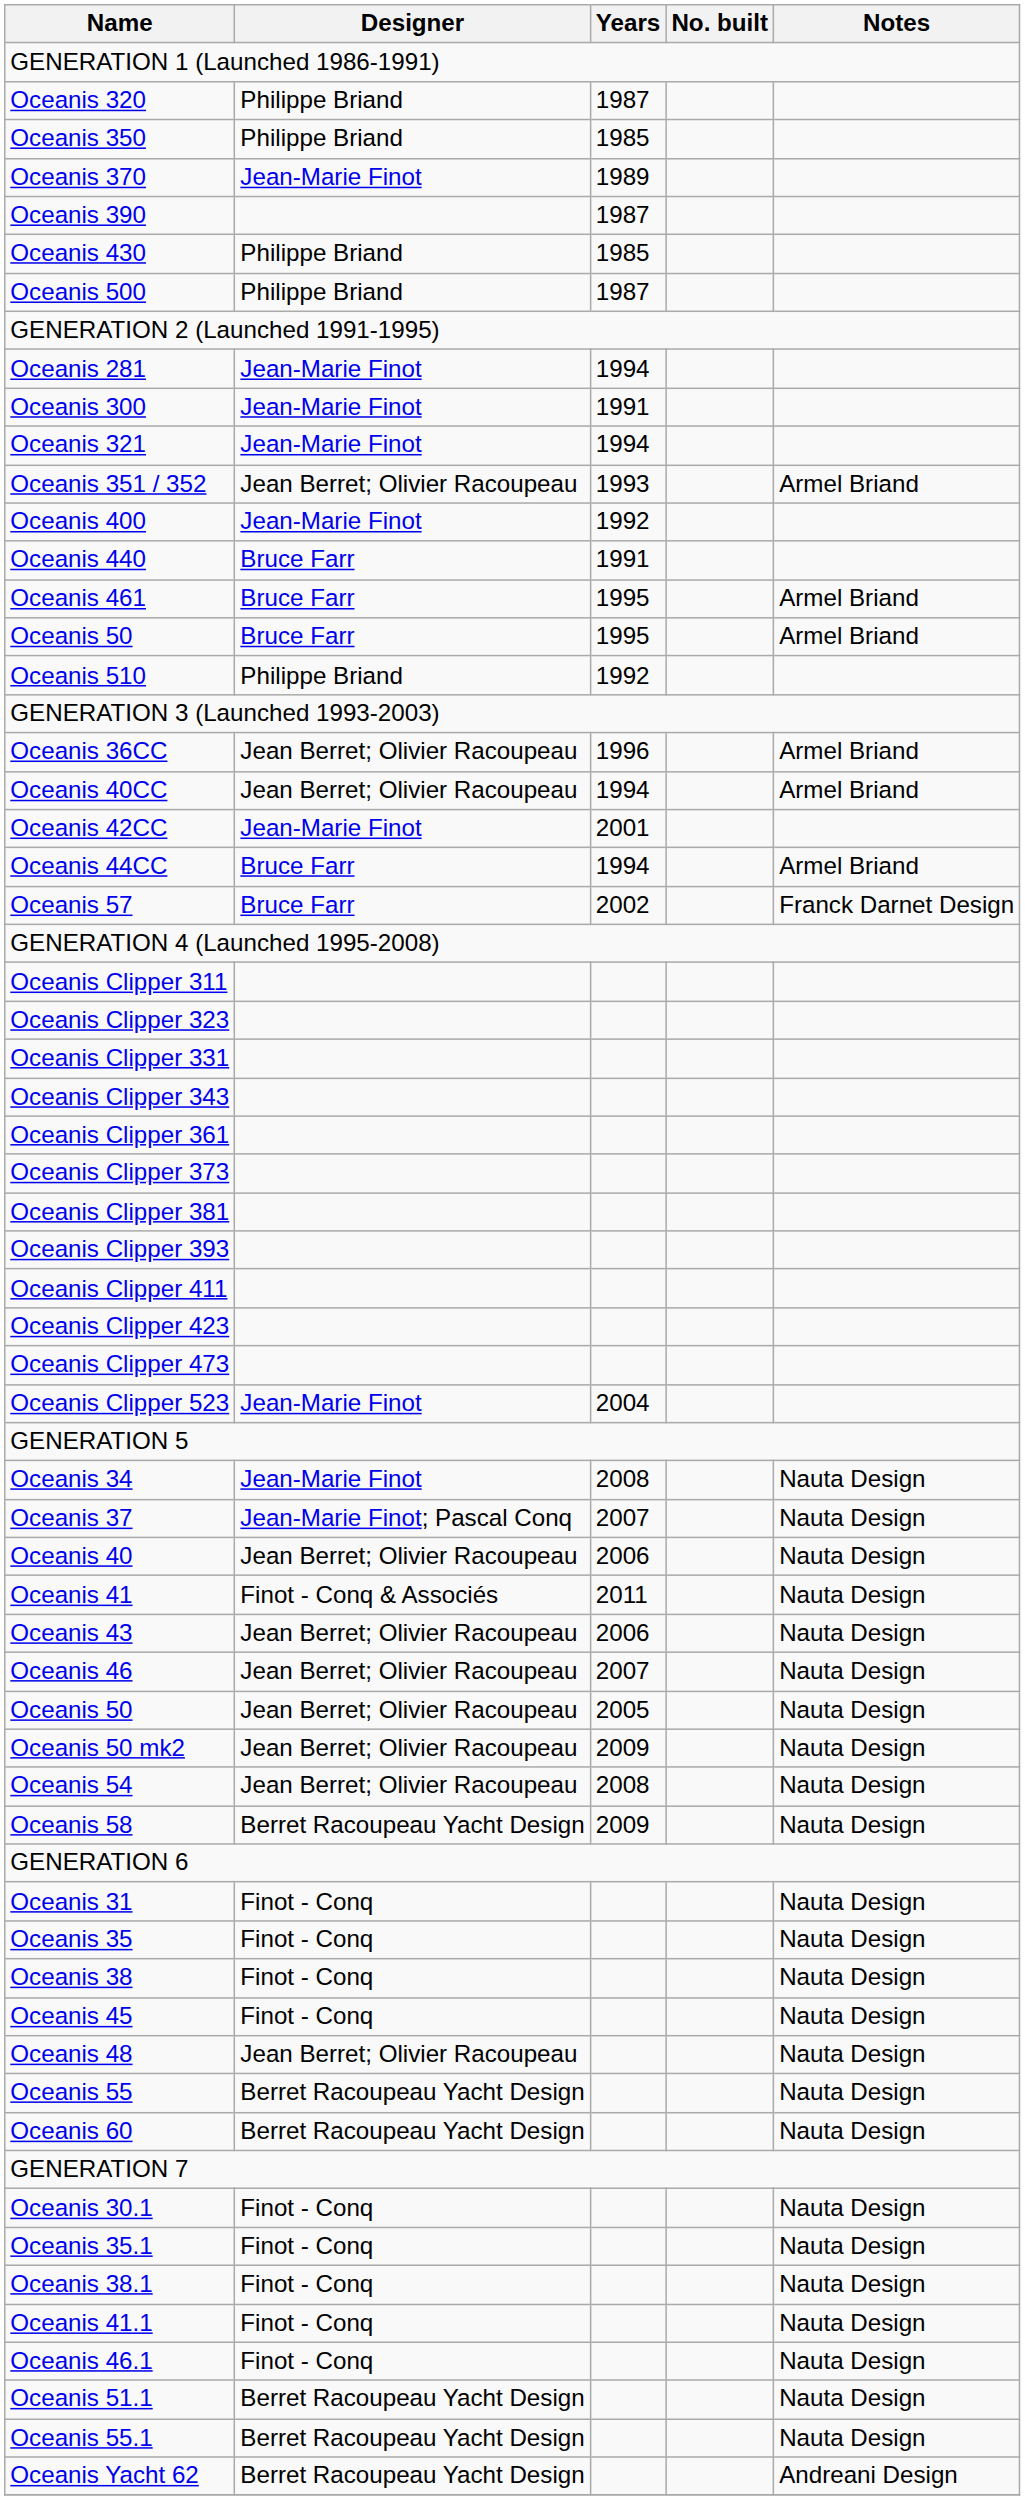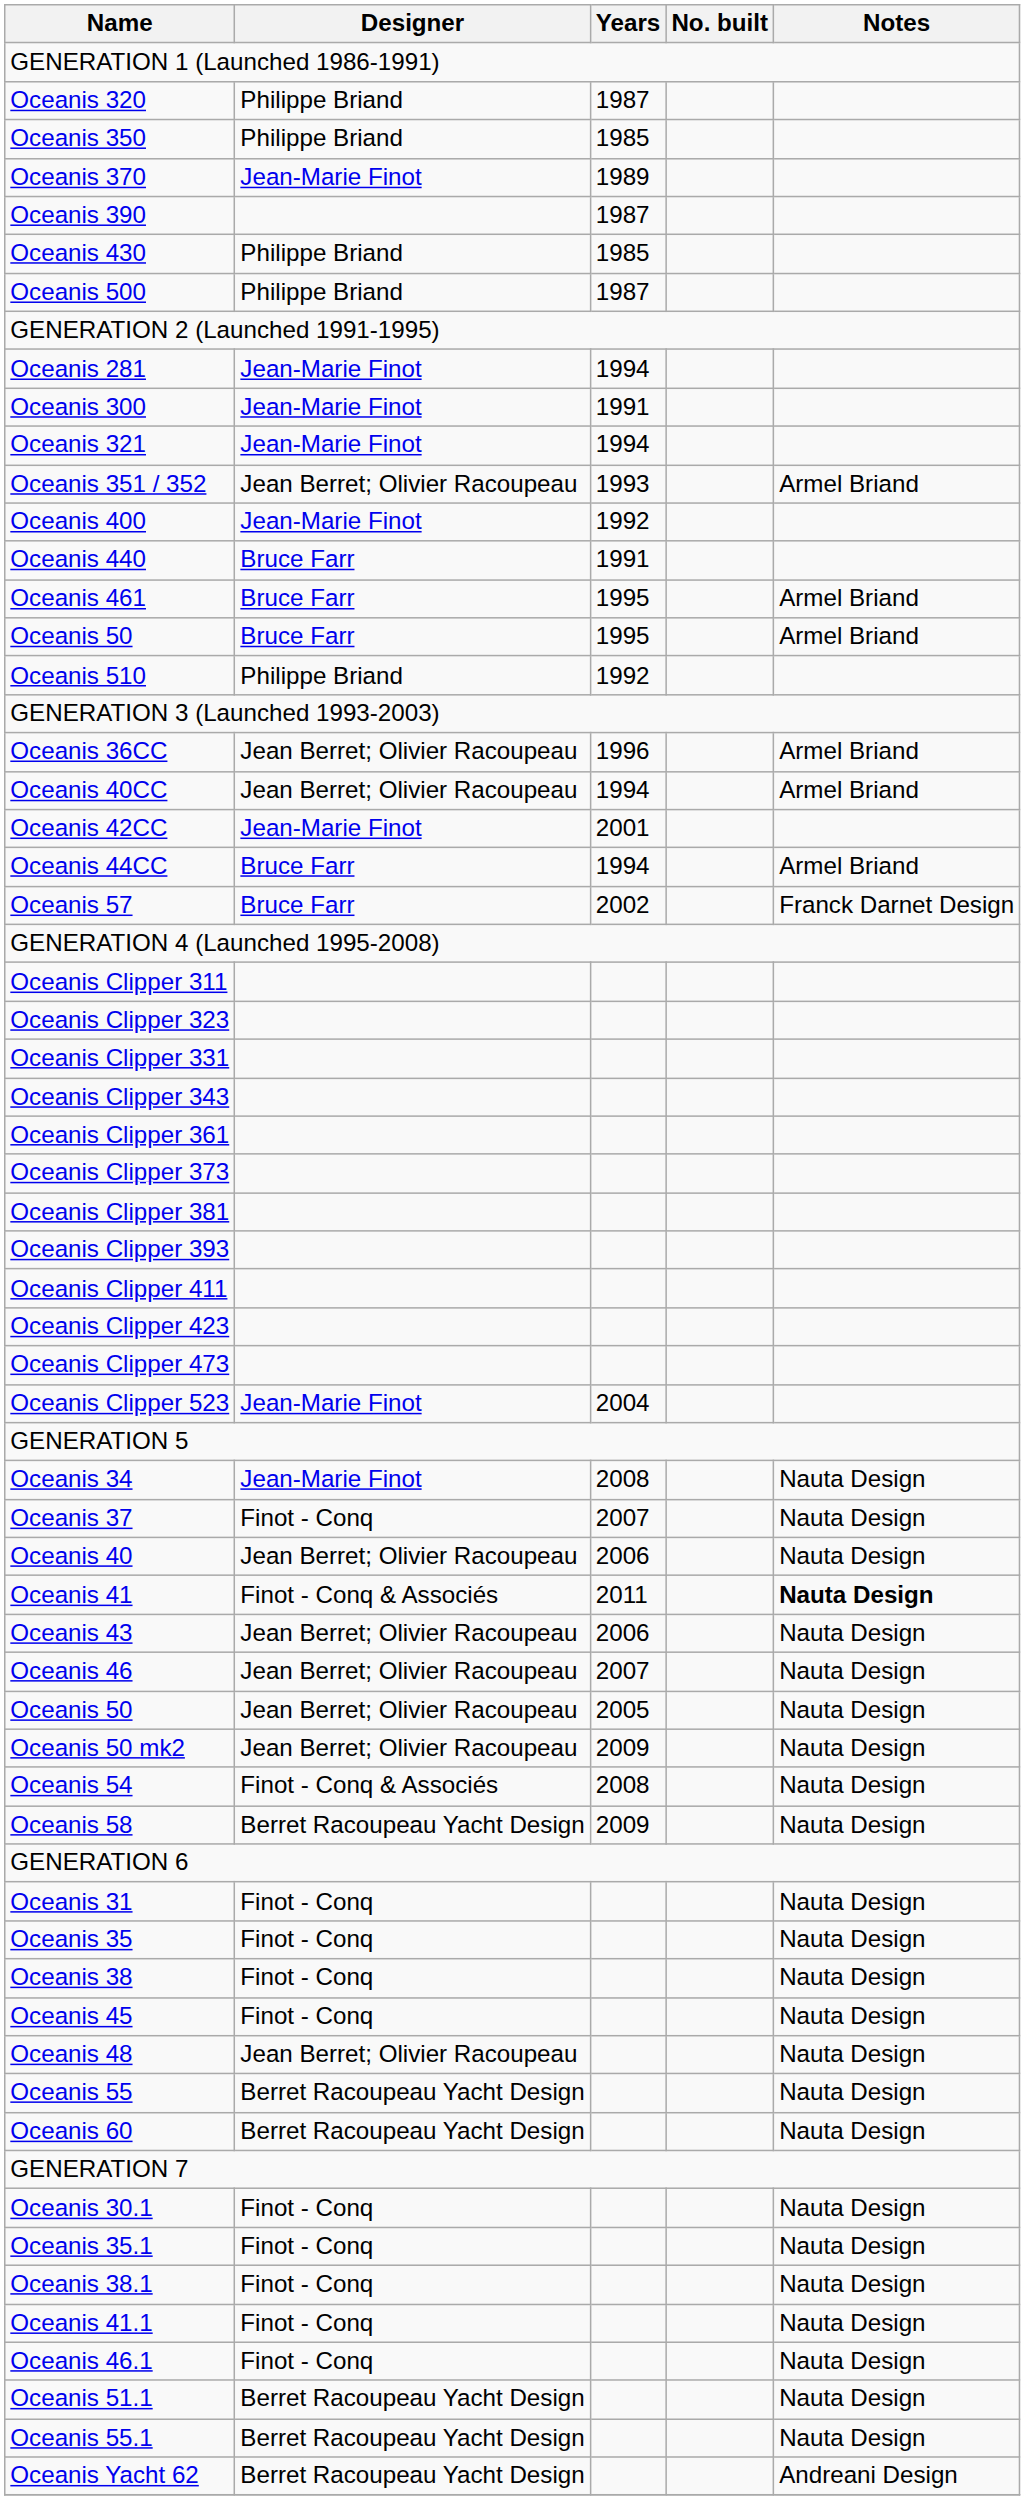(406, 1517) Jean-Marie Finot; Pascal Conq -> (307, 1517) Finot - Conq
(852, 1594) normal -> (856, 1594) bold
(409, 1786) Jean Berret; Olivier Racoupeau -> (369, 1786) Finot - Conq & Associés
